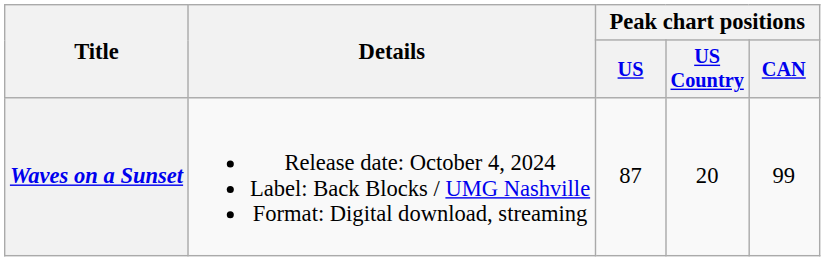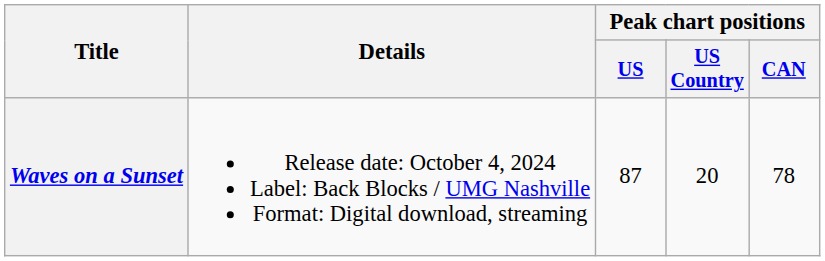(784, 176) 99 -> (784, 176) 78
